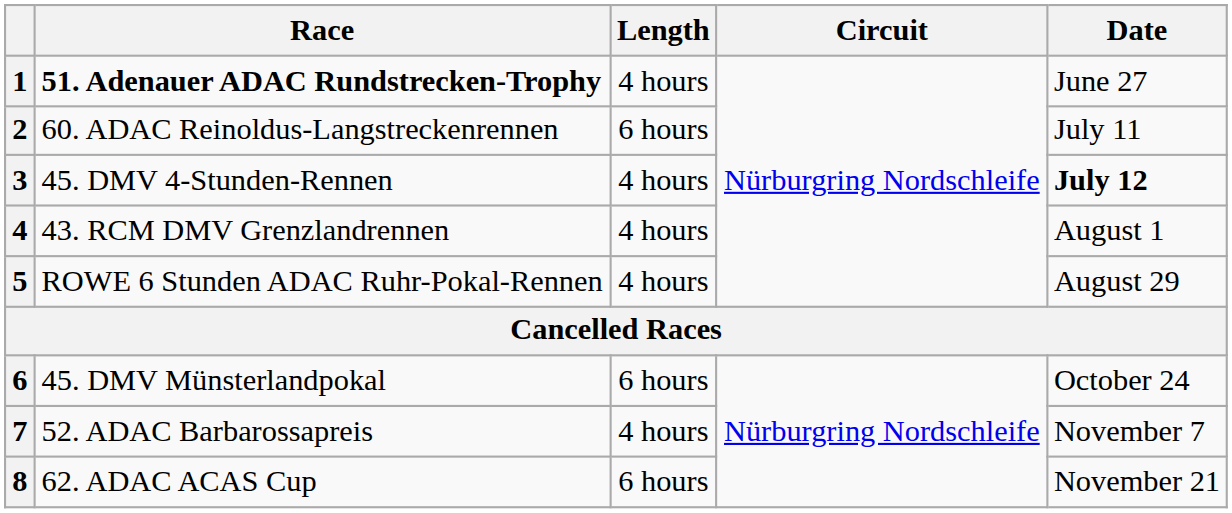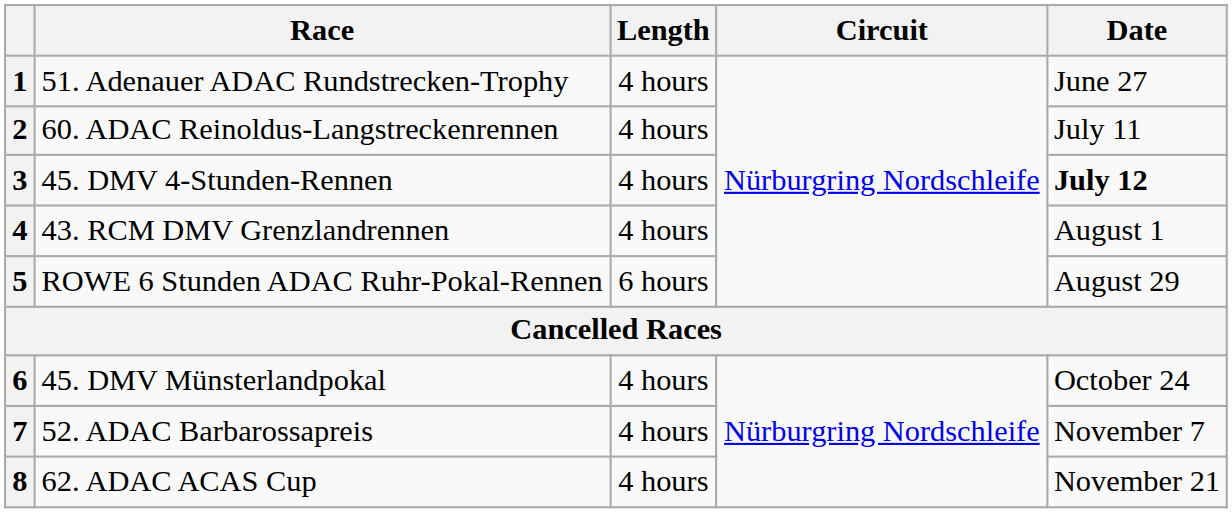(321, 80) bold -> (305, 80) normal
(663, 130) 6 hours -> (663, 130) 4 hours
(663, 280) 4 hours -> (663, 280) 6 hours
(663, 380) 6 hours -> (663, 380) 4 hours
(663, 480) 6 hours -> (663, 480) 4 hours
